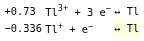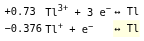(23, 29) −0.336 -> (23, 29) −0.376
